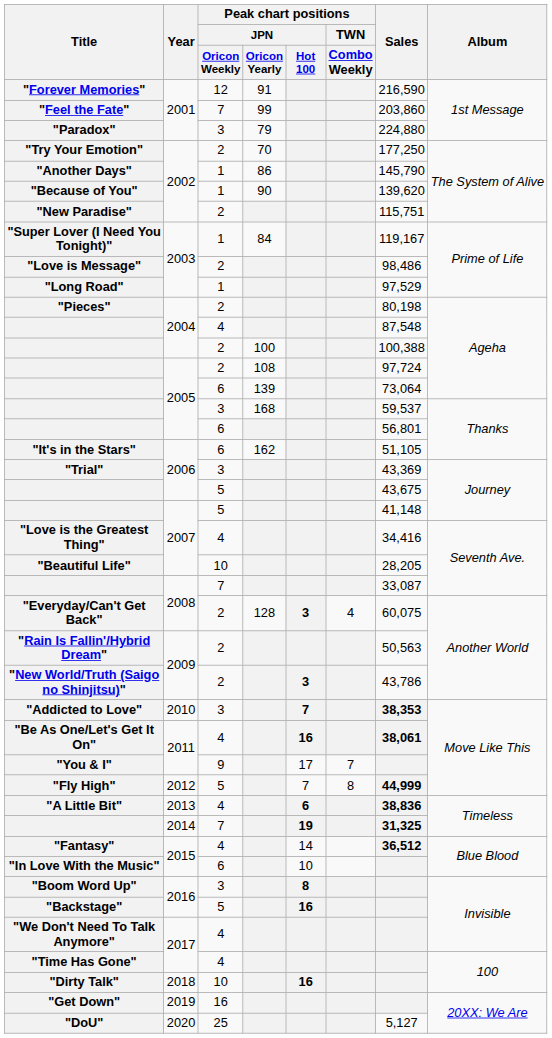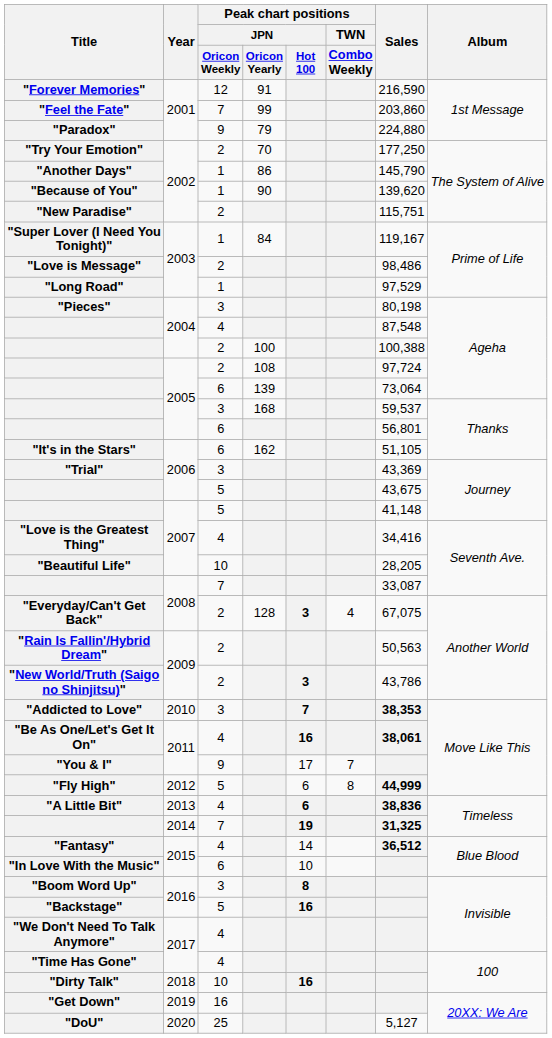(221, 130) 3 -> (221, 130) 9
(221, 307) 2 -> (221, 307) 3
(402, 613) 60,075 -> (402, 613) 67,075
(306, 785) 7 -> (306, 785) 6
